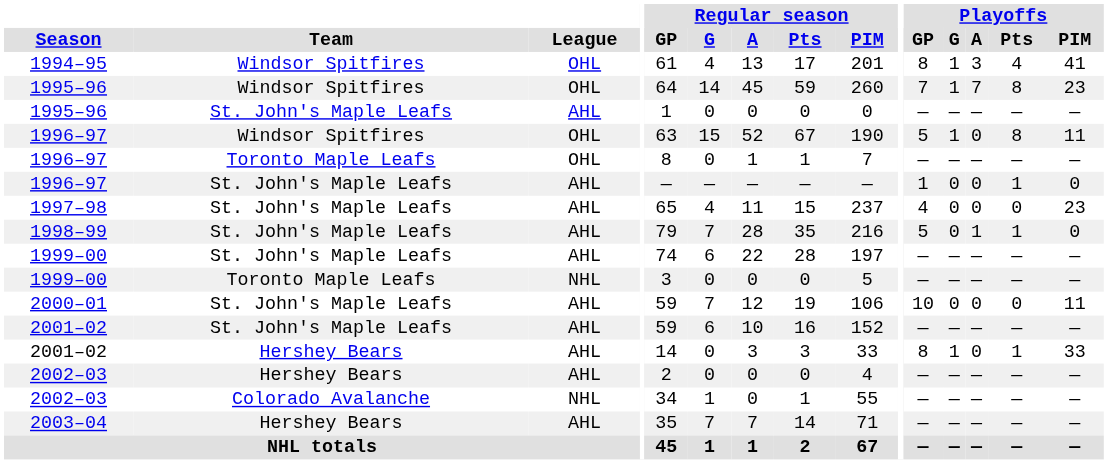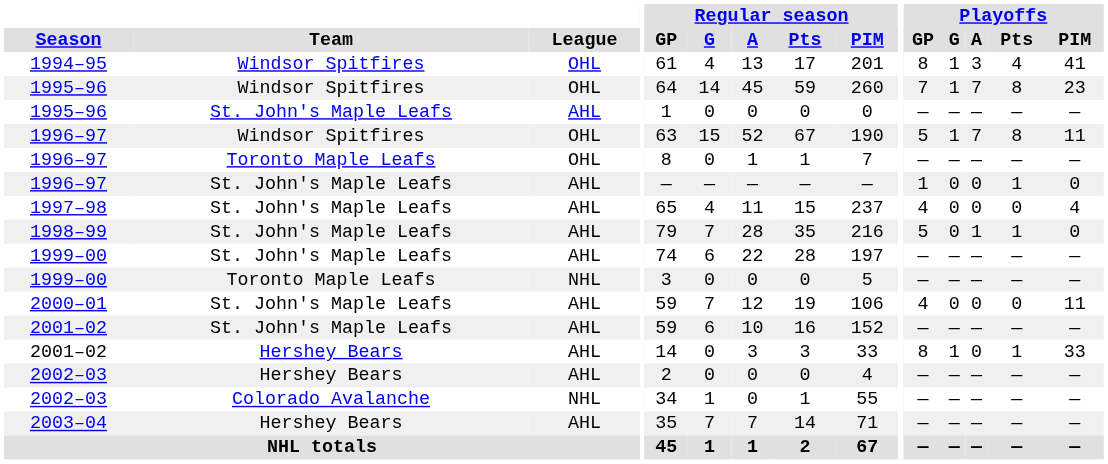(977, 136) 0 -> (977, 136) 7
(1075, 208) 23 -> (1075, 208) 4
(923, 304) 10 -> (923, 304) 4
